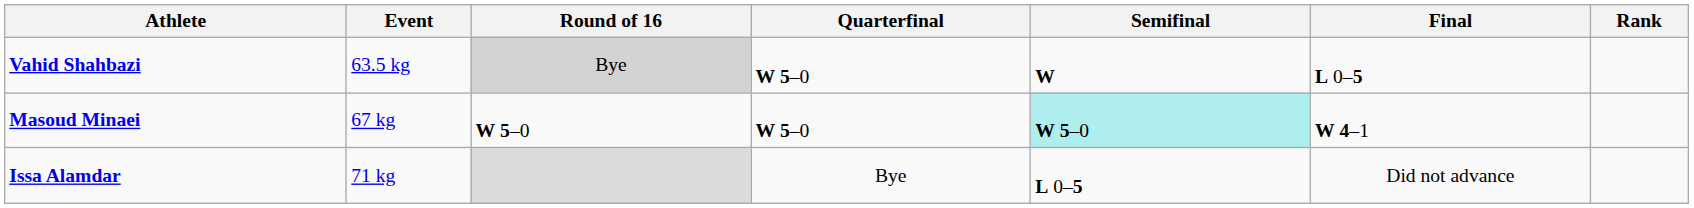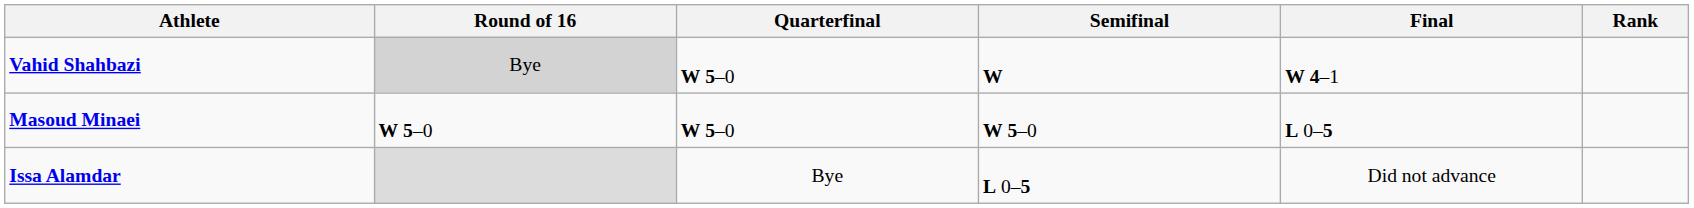- column: (409, 21)
(1339, 76) L 0–5 -> (1312, 76) W 4–1
(1062, 131) paleturquoise background -> (1010, 131) no background
(1342, 131) W 4–1 -> (1309, 131) L 0–5
